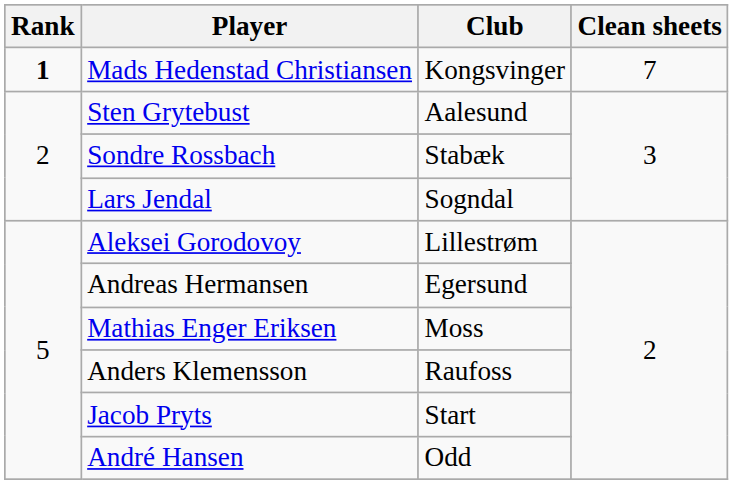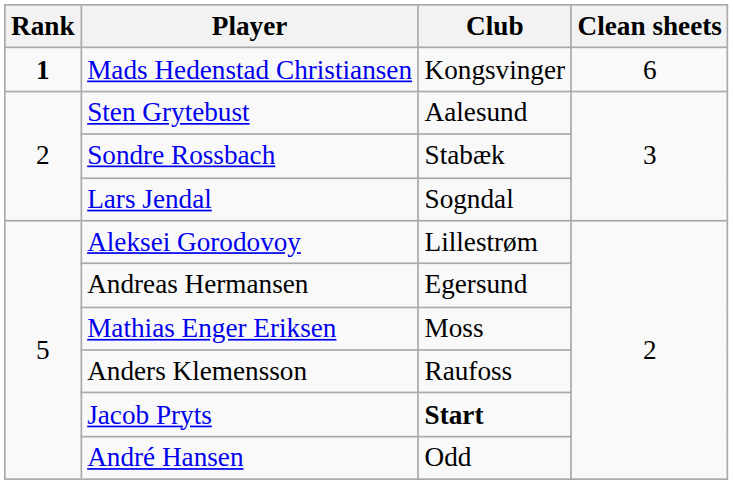(650, 69) 7 -> (650, 69) 6
(450, 414) normal -> (454, 414) bold
